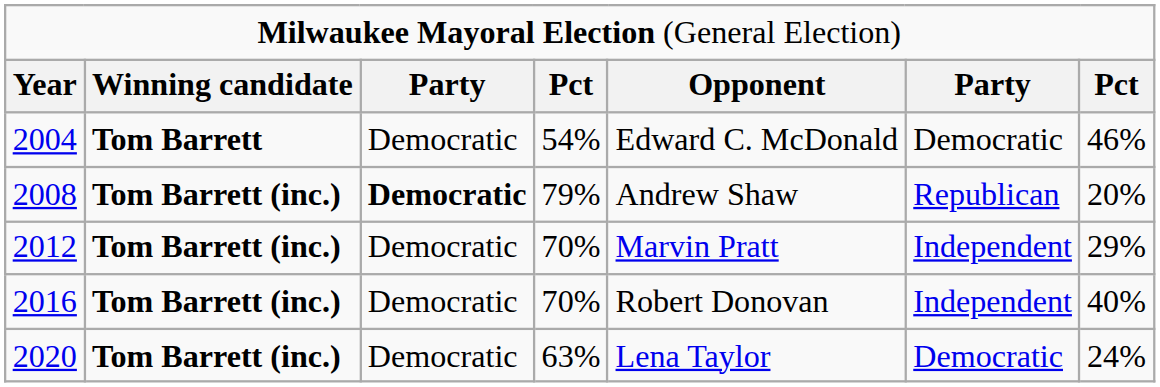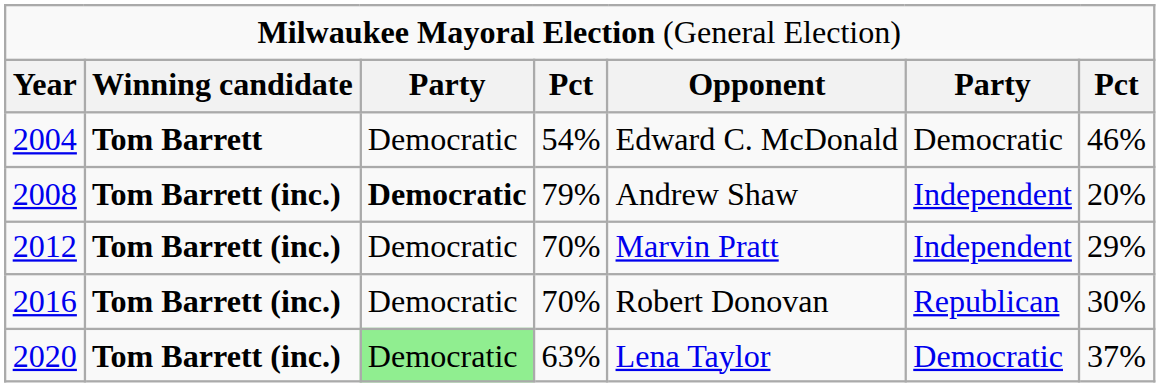(986, 193) Republican -> (993, 193) Independent
(993, 300) Independent -> (986, 300) Republican
(1116, 300) 40% -> (1116, 300) 30%
(443, 354) no background -> (443, 354) lightgreen background
(1116, 354) 24% -> (1116, 354) 37%
